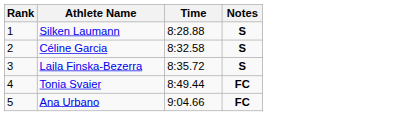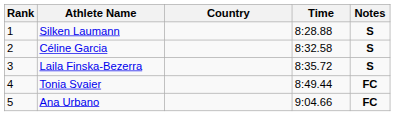+ column: (228, 13)
